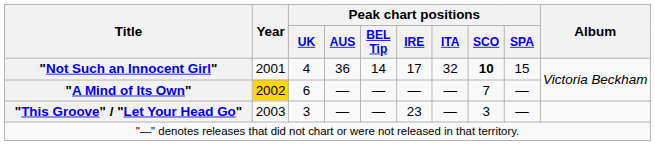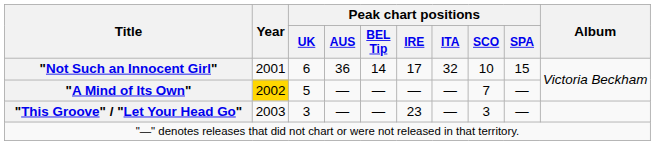(307, 69) 4 -> (307, 69) 6
(486, 69) bold -> (486, 69) normal
(307, 90) 6 -> (307, 90) 5
